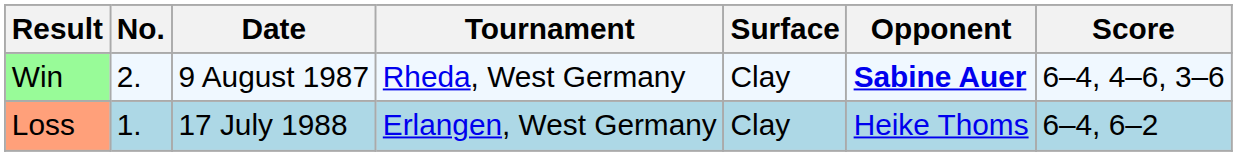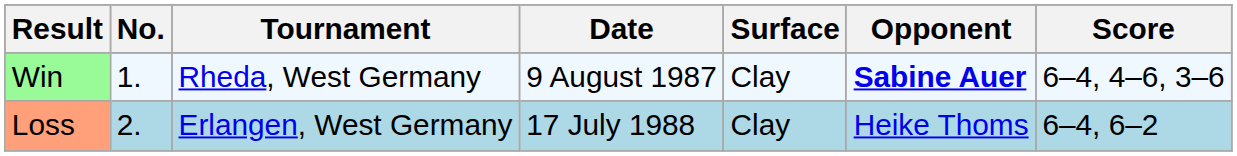columns swapped: (274, 28) <-> (550, 28)
(129, 76) 2. -> (129, 76) 1.
(129, 124) 1. -> (129, 124) 2.
